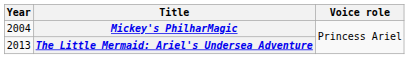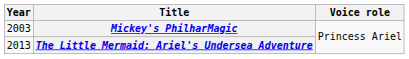(19, 29) 2004 -> (19, 29) 2003
